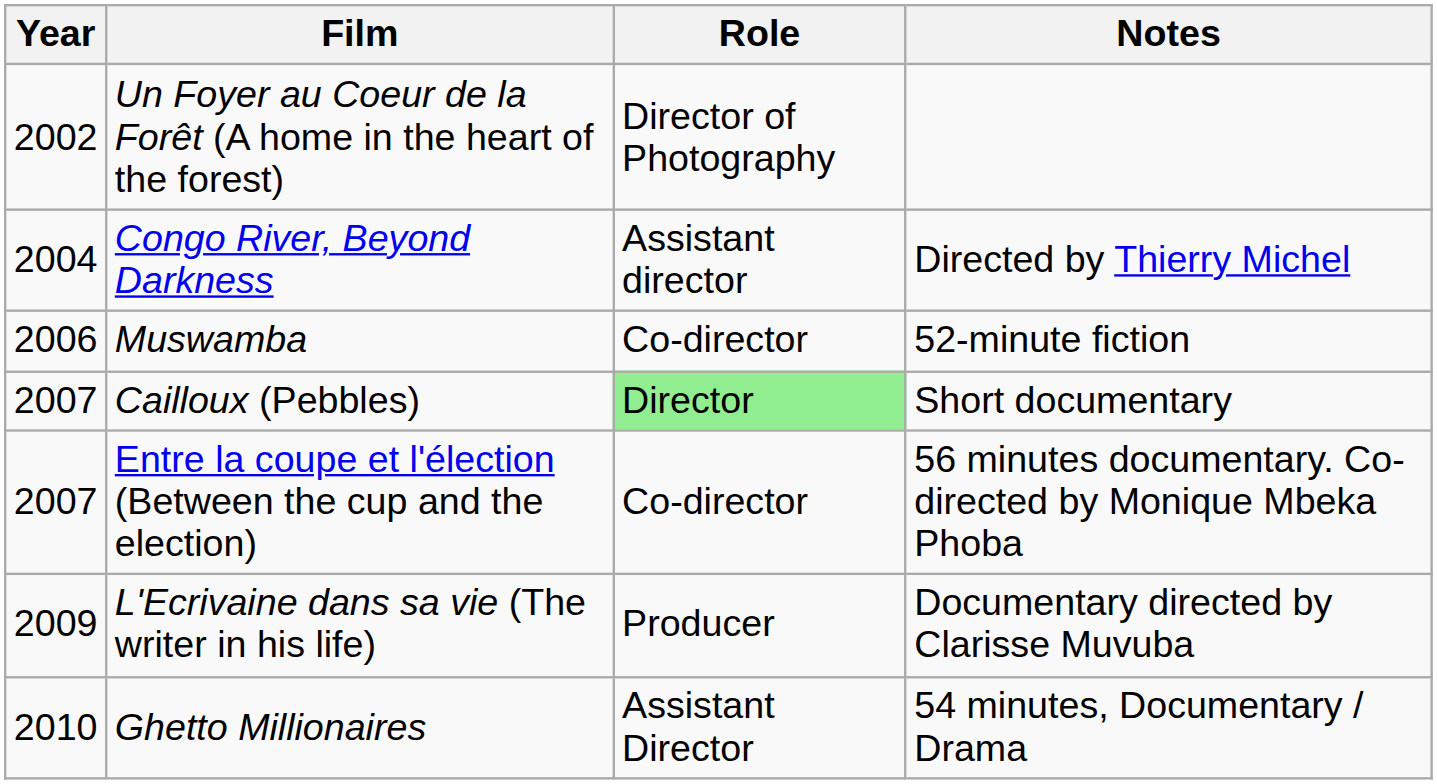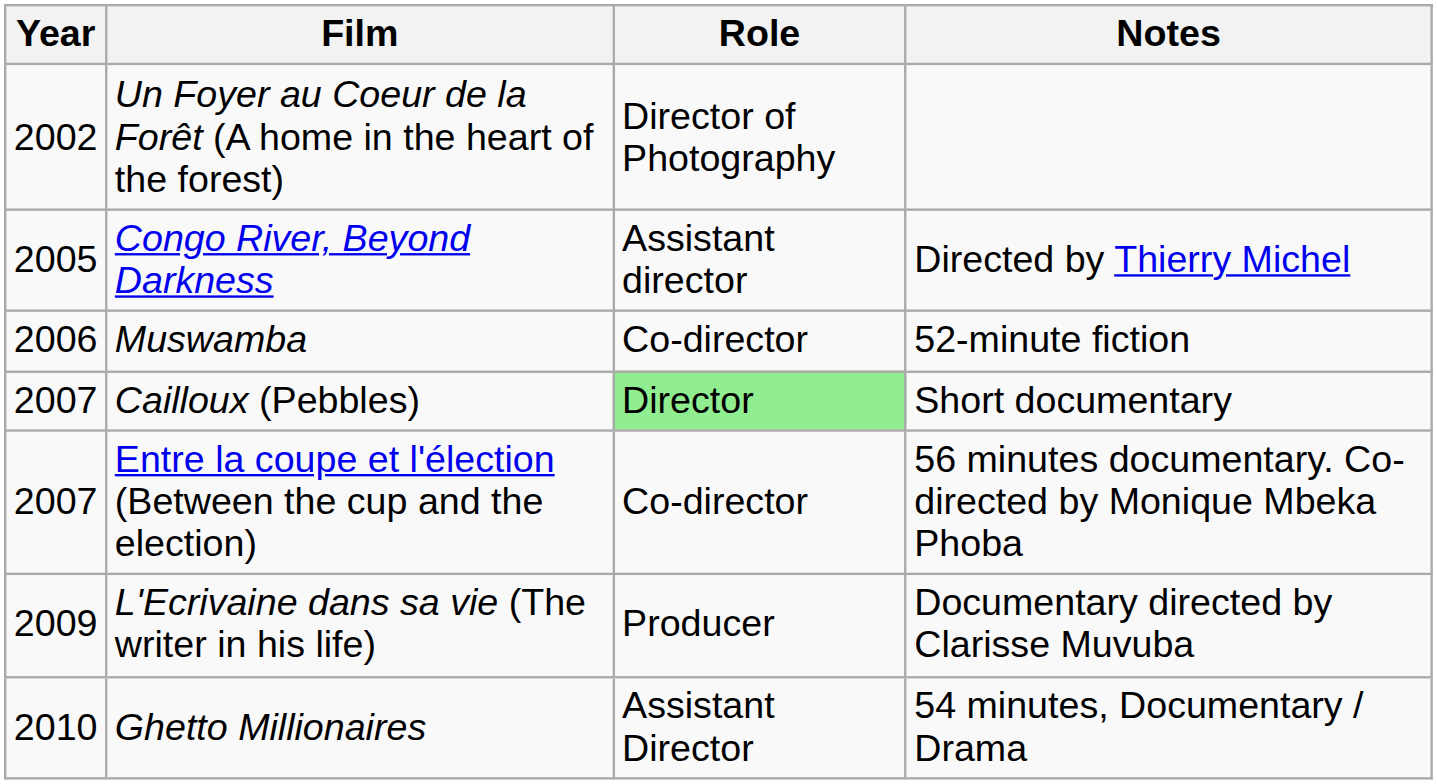(56, 259) 2004 -> (56, 259) 2005
